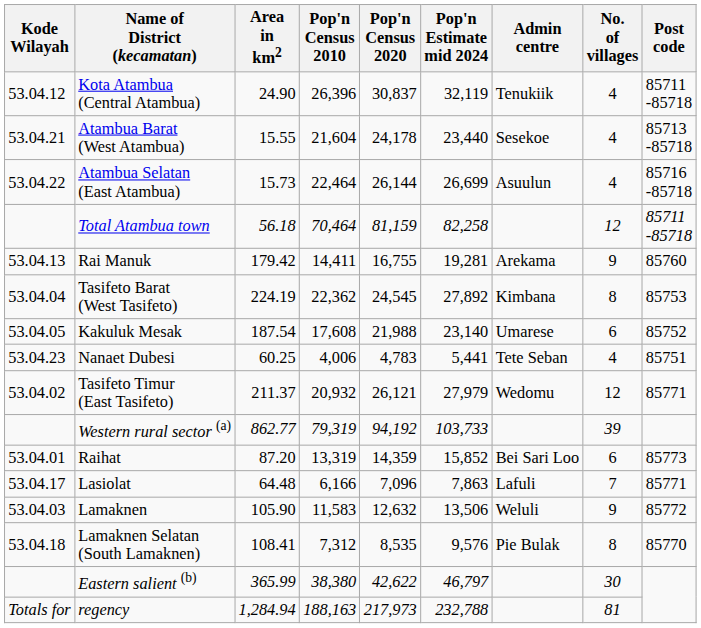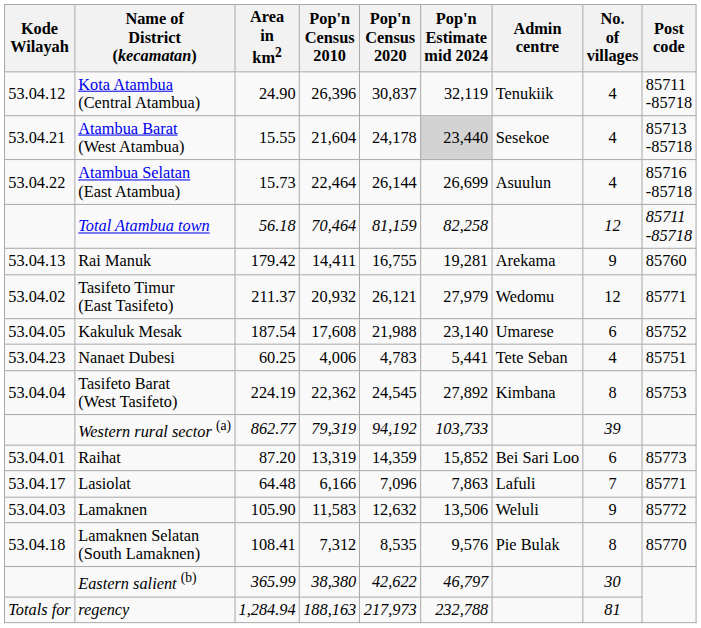(466, 137) no background -> (466, 137) lightgrey background
rows swapped: (128, 296) <-> (126, 392)
